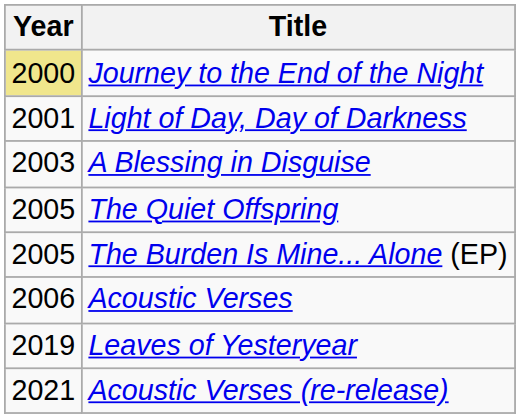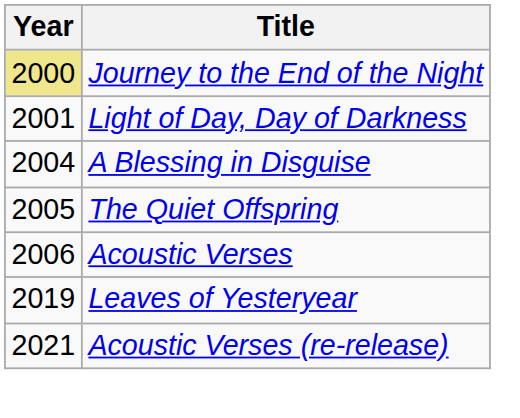(43, 163) 2003 -> (43, 163) 2004
- row: (298, 254)
